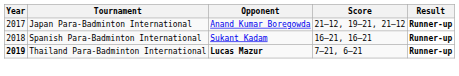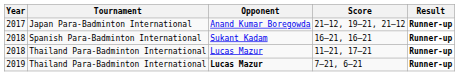+ row: (343, 51)
(16, 51) bold -> (16, 64) normal
